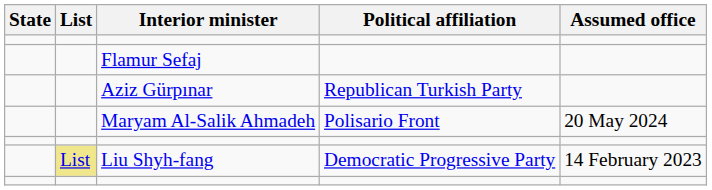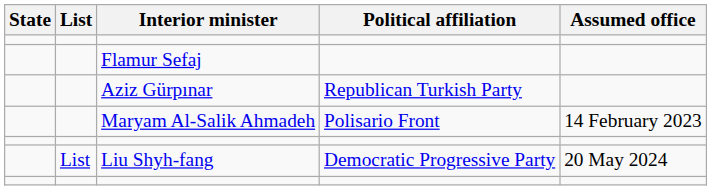(616, 120) 20 May 2024 -> (633, 120) 14 February 2023
(75, 160) khaki background -> (75, 160) no background
(633, 160) 14 February 2023 -> (616, 160) 20 May 2024
